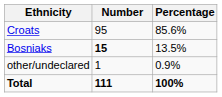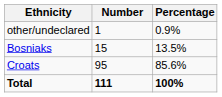rows swapped: (23, 30) <-> (48, 65)
(101, 48) bold -> (101, 48) normal
